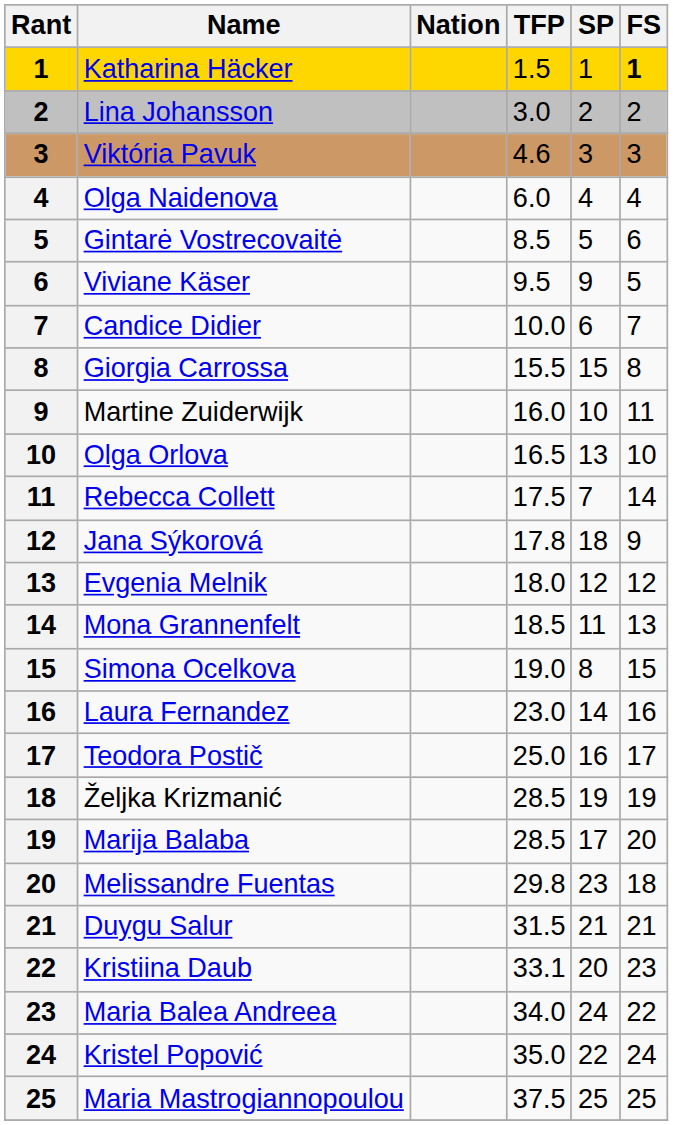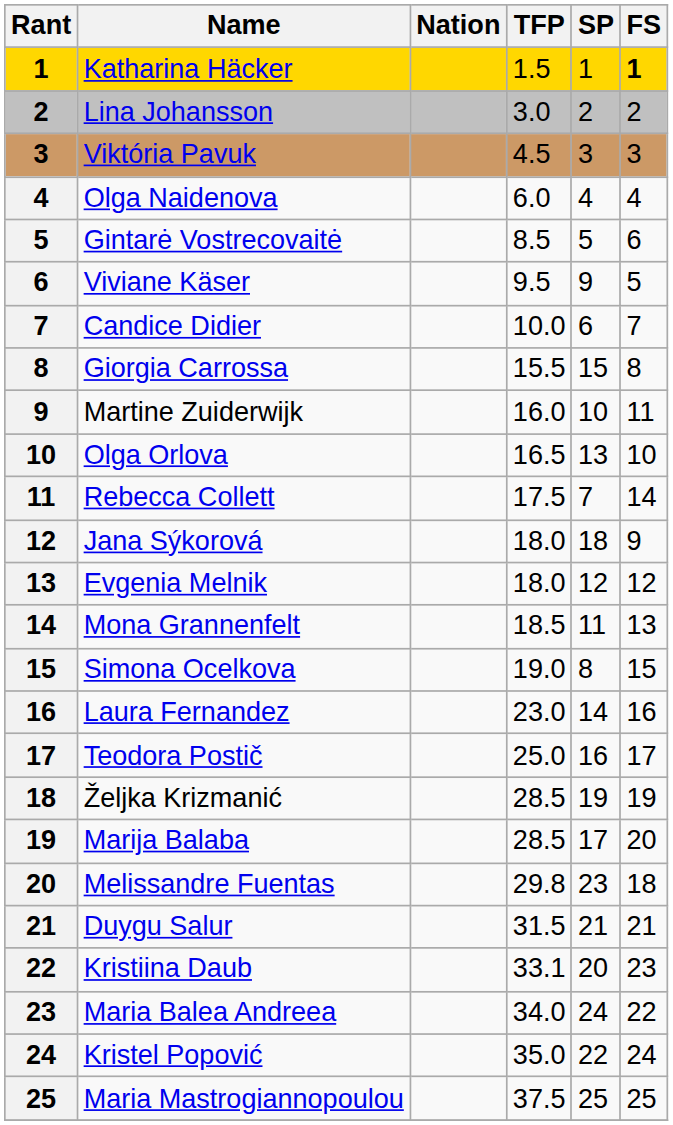(532, 154) 4.6 -> (532, 154) 4.5
(539, 540) 17.8 -> (539, 540) 18.0
